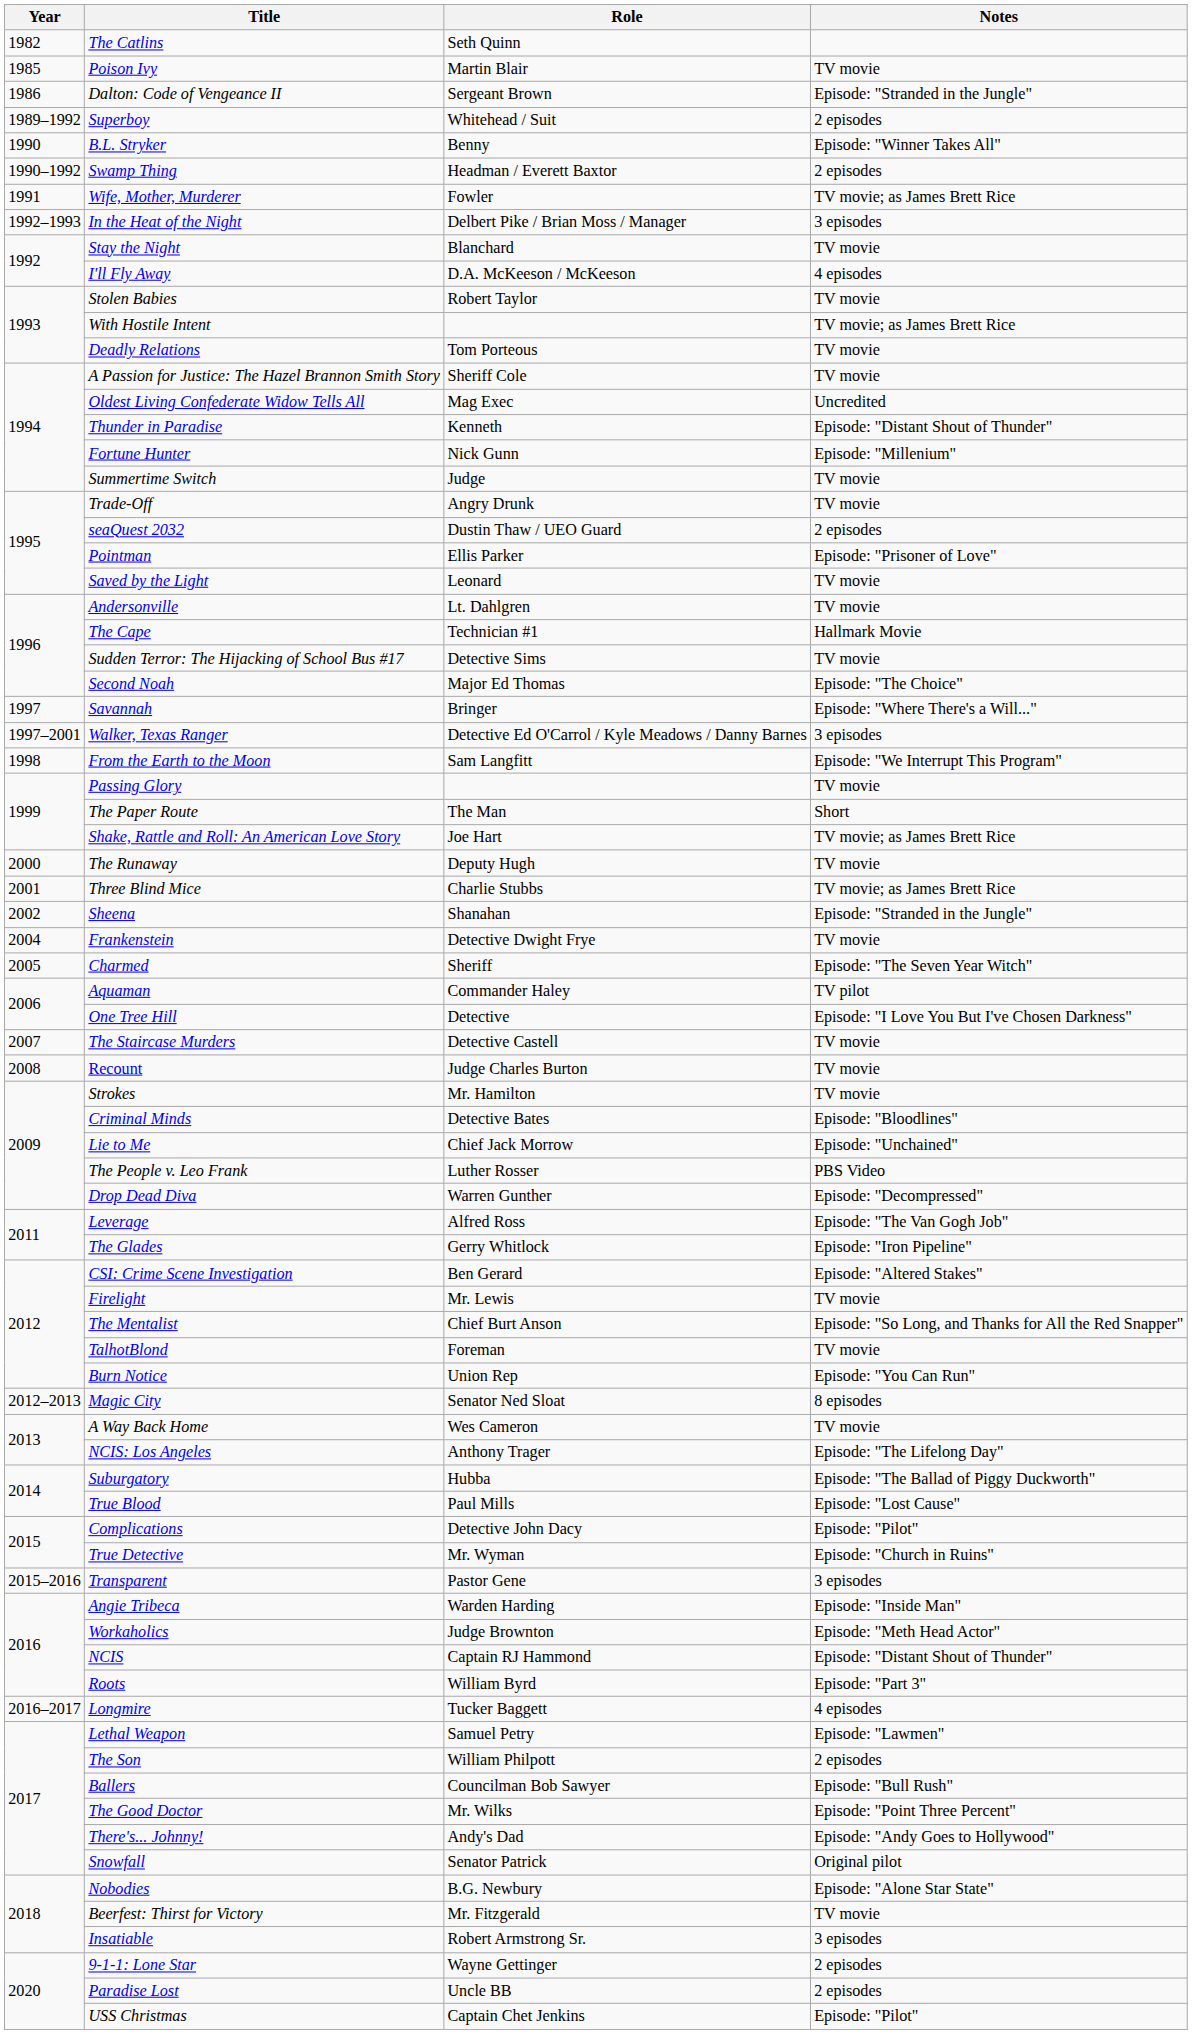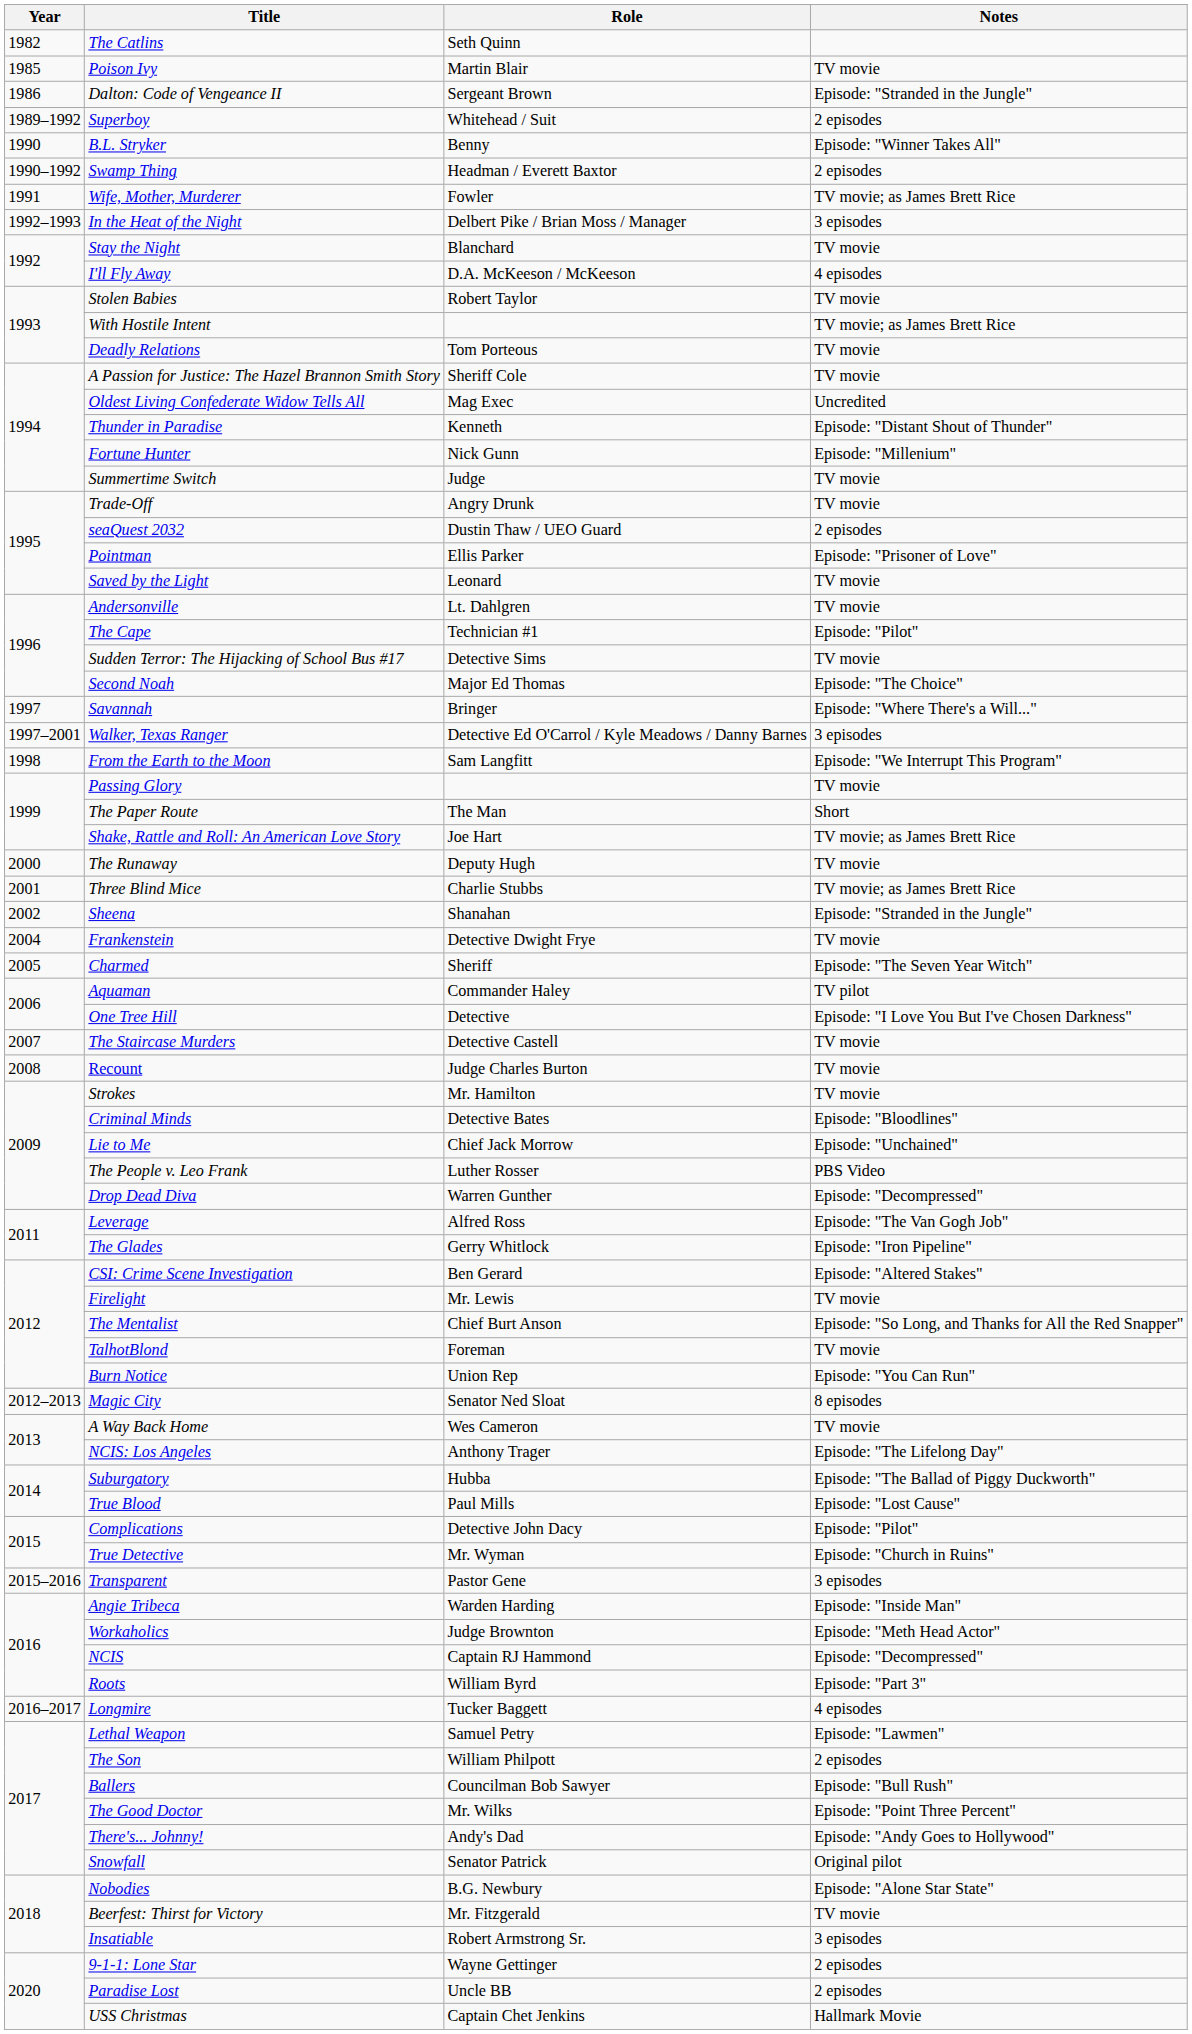(868, 632) Hallmark Movie -> (866, 632) Episode: "Pilot"
(933, 1657) Episode: "Distant Shout of Thunder" -> (899, 1657) Episode: "Decompressed"
(866, 2016) Episode: "Pilot" -> (868, 2016) Hallmark Movie
